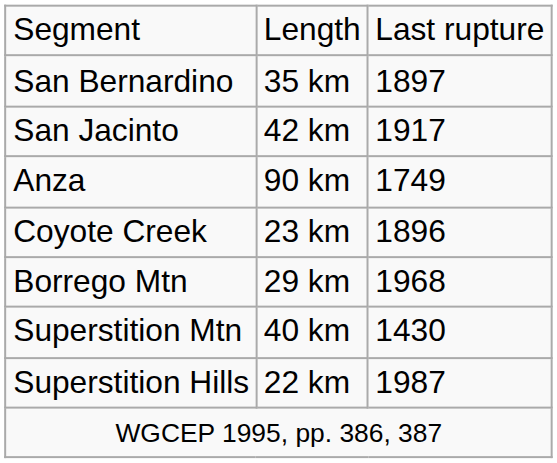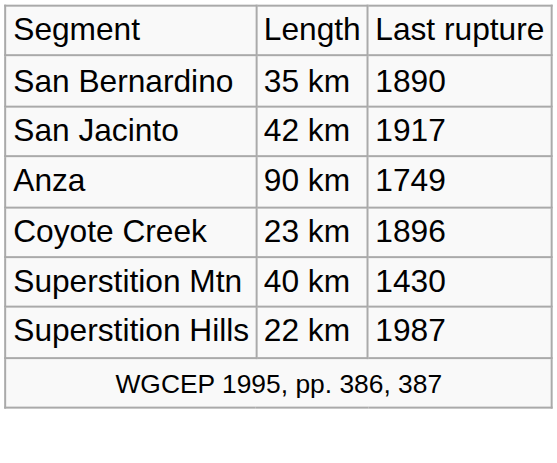(411, 80) 1897 -> (411, 80) 1890
- row: (100, 281)
